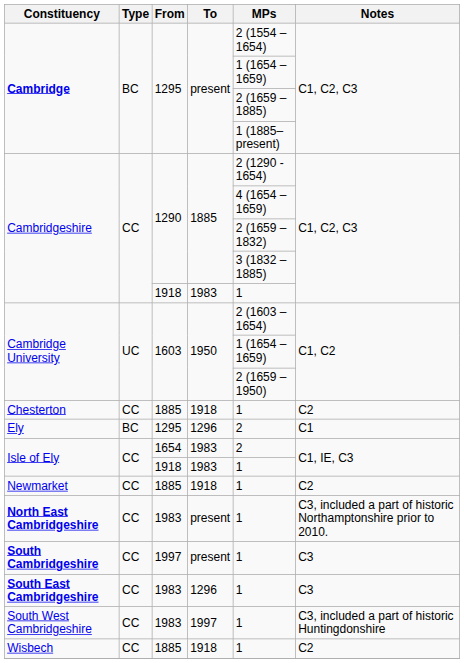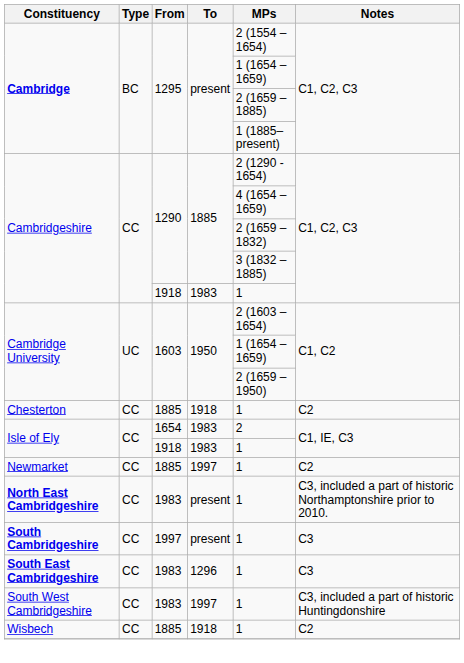- row: (15, 428)
(204, 486) 1918 -> (204, 467) 1997
